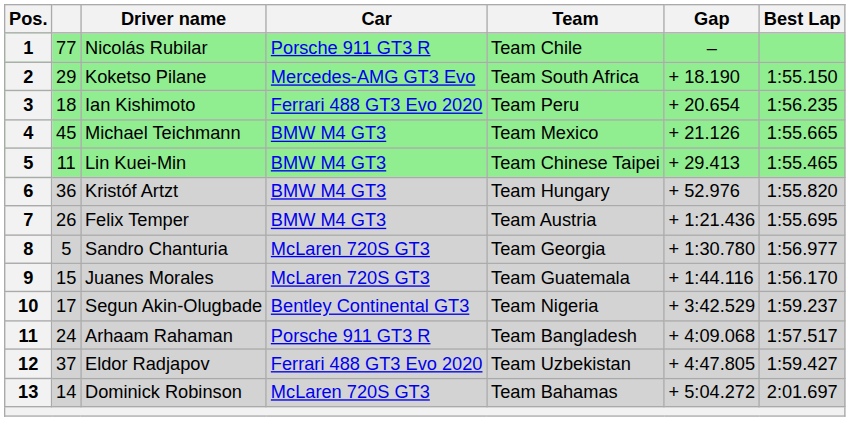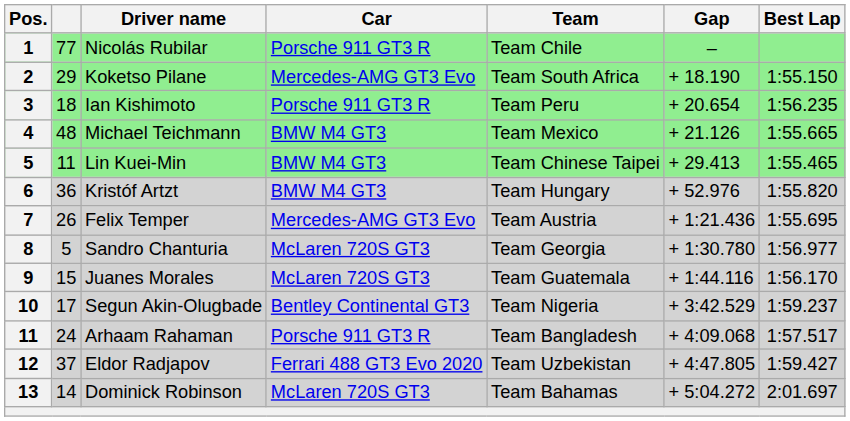(377, 105) Ferrari 488 GT3 Evo 2020 -> (351, 105) Porsche 911 GT3 R
(66, 134) 45 -> (66, 134) 48
(329, 220) BMW M4 GT3 -> (373, 220) Mercedes-AMG GT3 Evo
